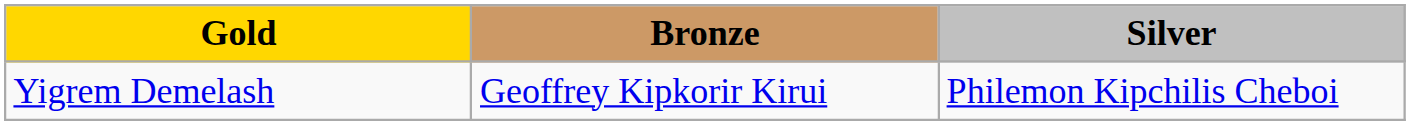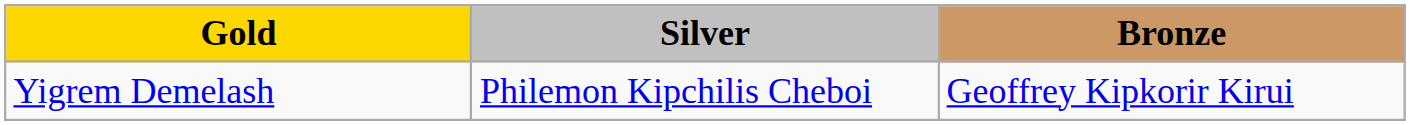columns swapped: (1172, 33) <-> (705, 33)
